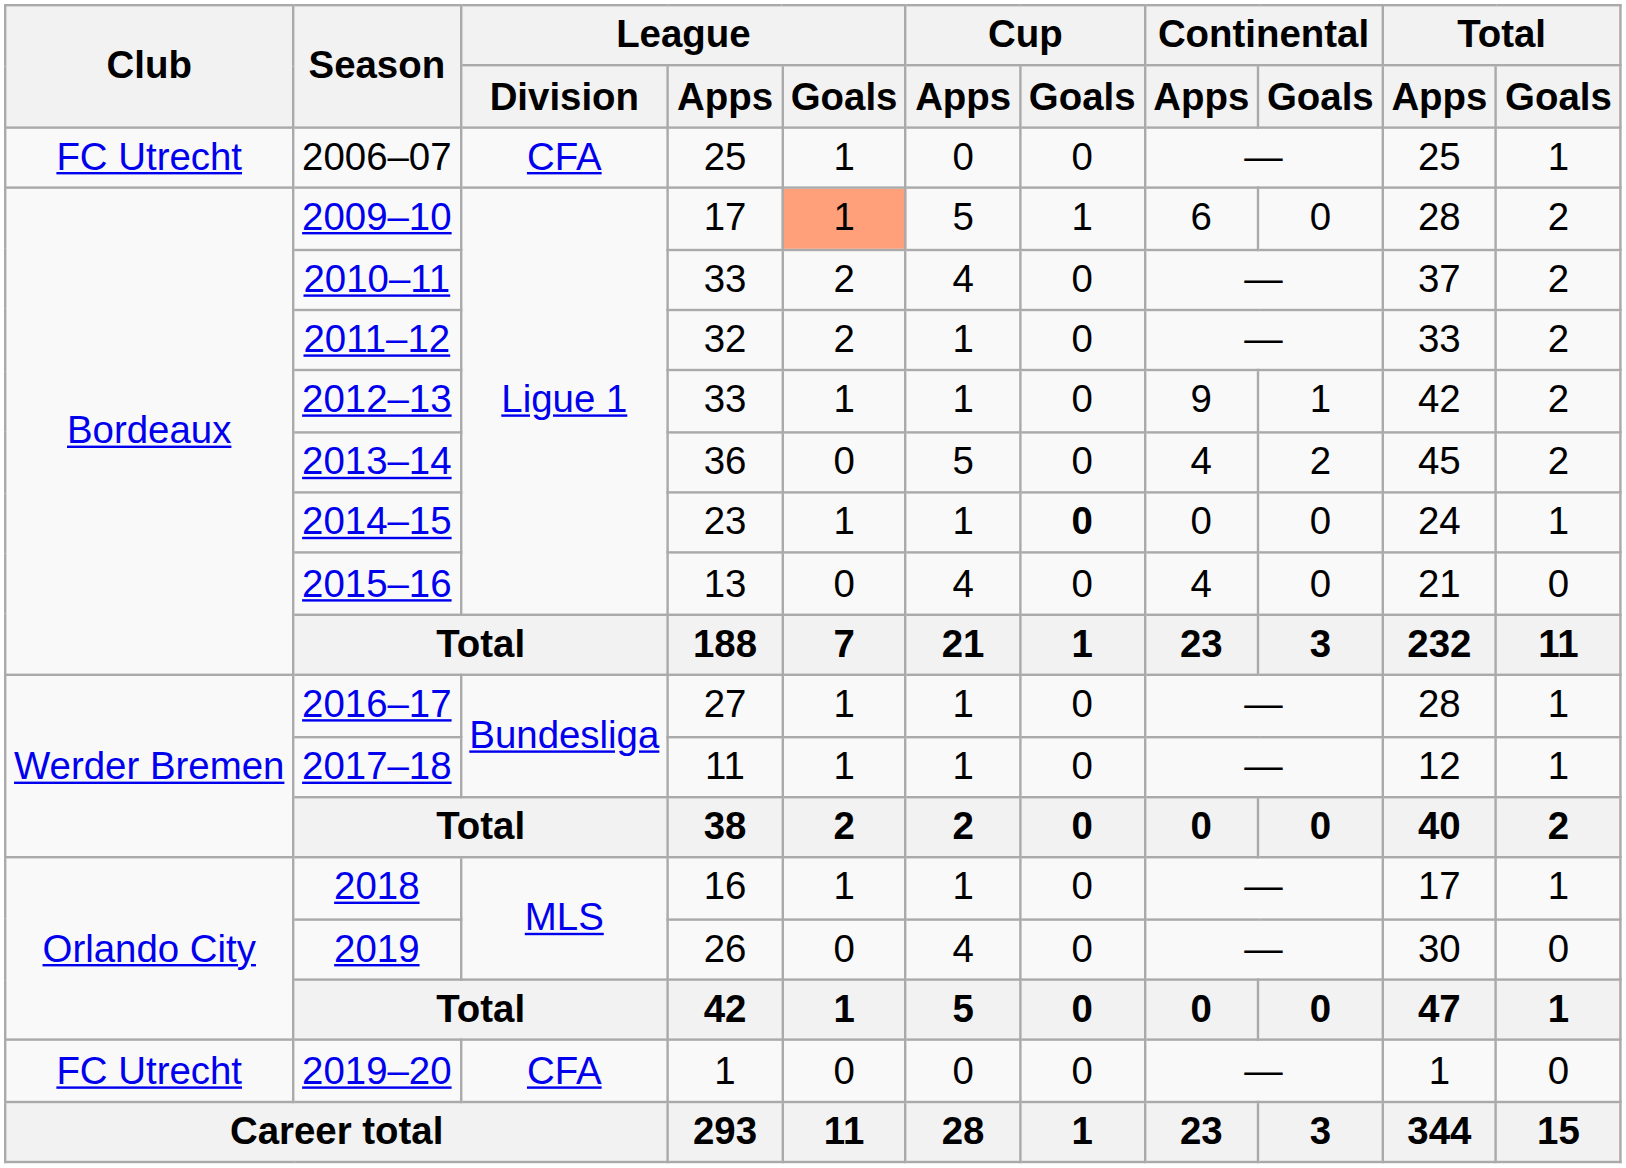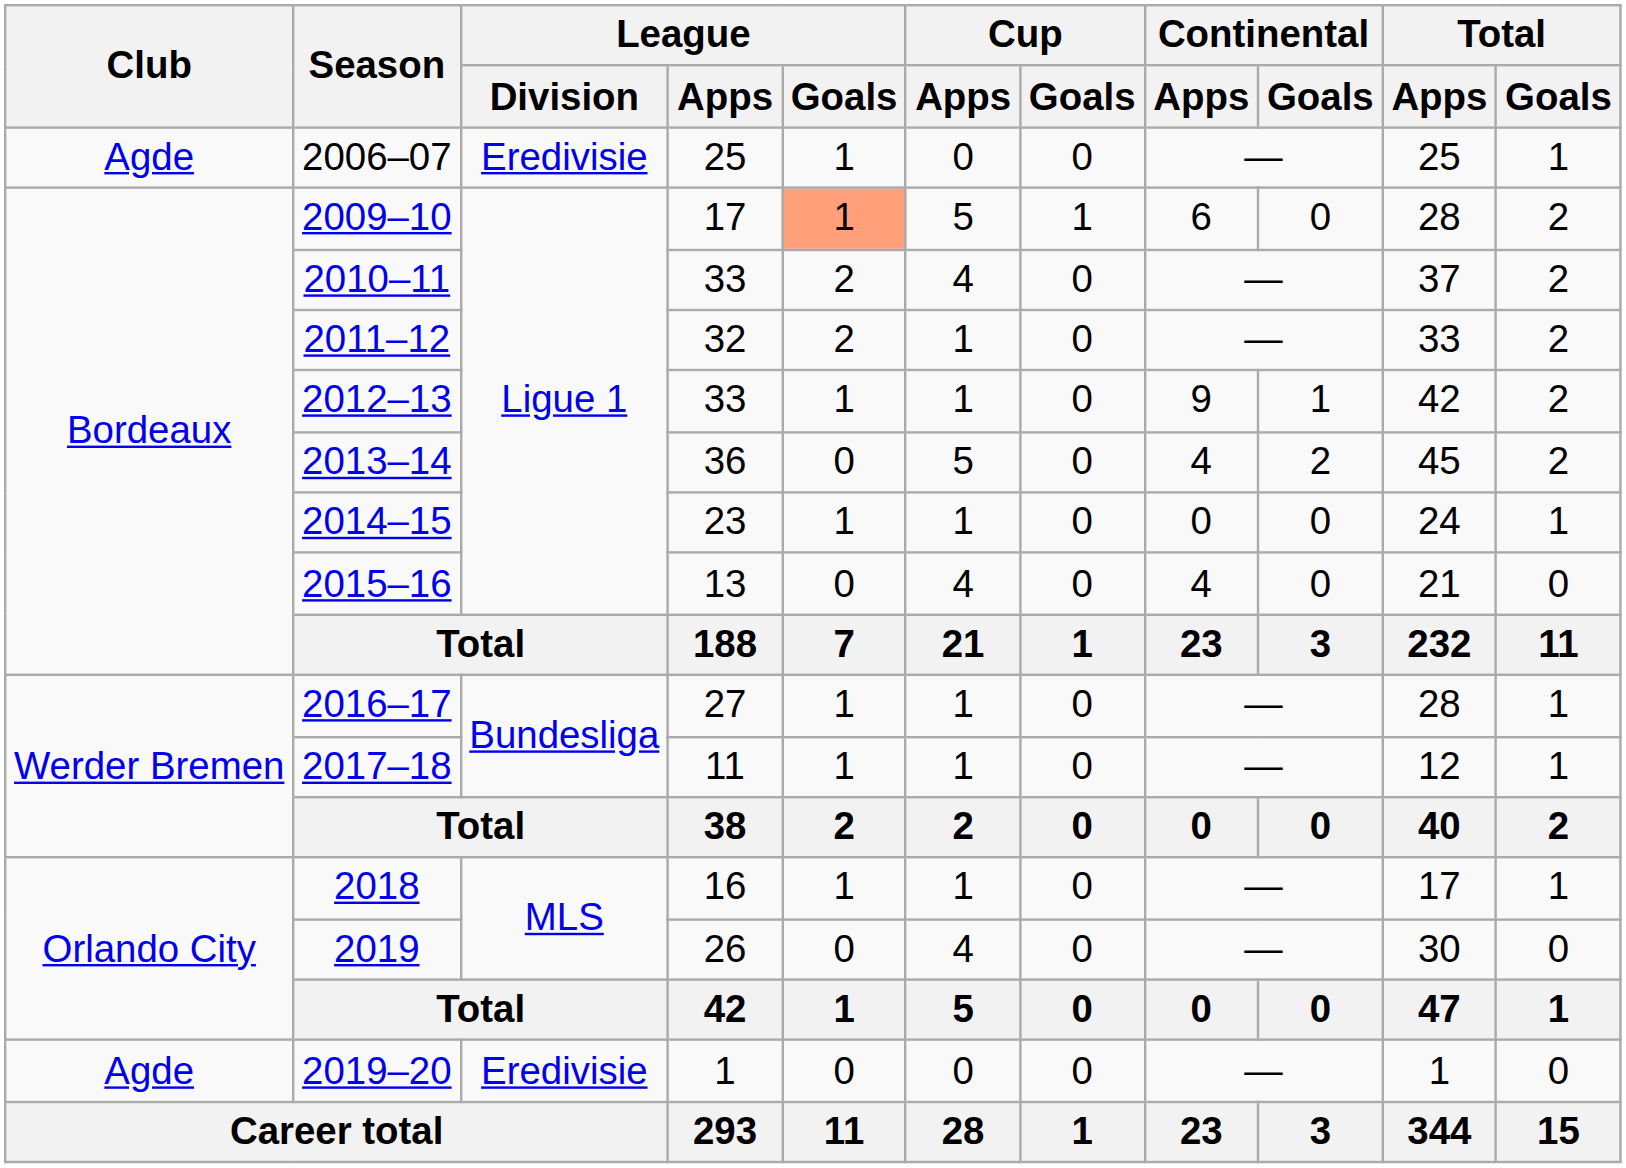(149, 156) FC Utrecht -> (149, 156) Agde
(564, 156) CFA -> (564, 156) Eredivisie
(1082, 522) bold -> (1082, 522) normal
(149, 1070) FC Utrecht -> (149, 1070) Agde
(564, 1070) CFA -> (564, 1070) Eredivisie
